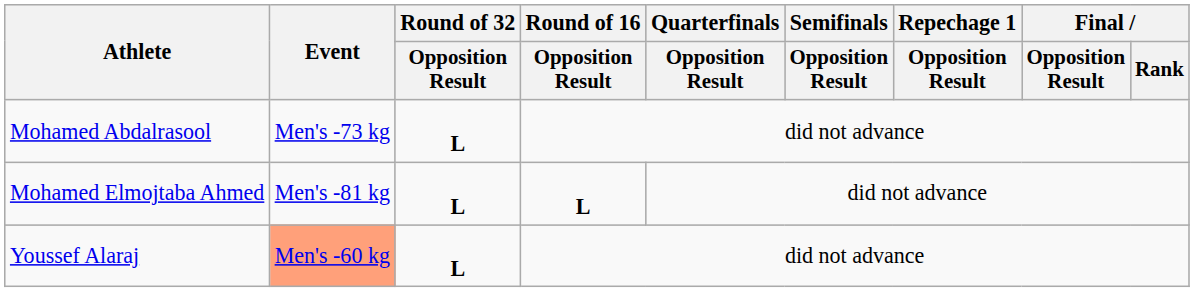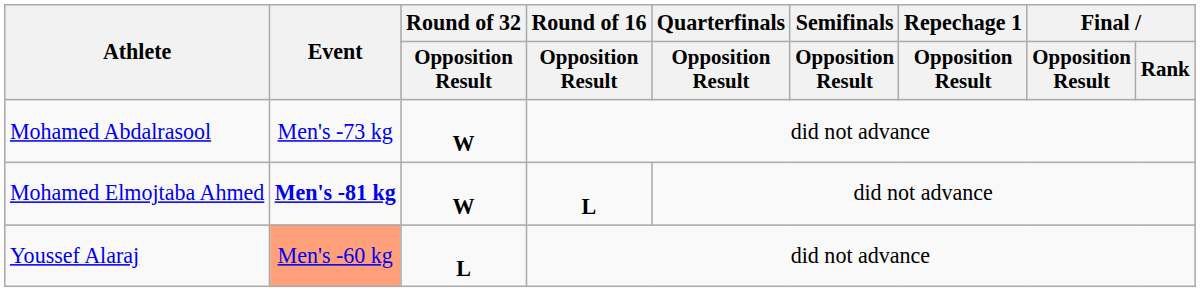(458, 144) L -> (464, 144) W
(332, 193) normal -> (335, 193) bold
(458, 206) L -> (464, 206) W
